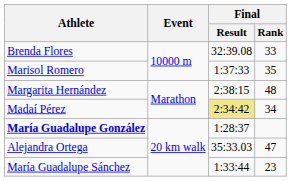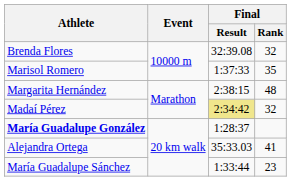(270, 51) 33 -> (270, 51) 32
(270, 109) 34 -> (270, 109) 32
(270, 148) 47 -> (270, 148) 41
